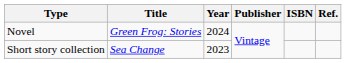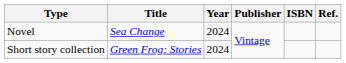(156, 31) Green Frog: Stories -> (137, 31) Sea Change
(137, 49) Sea Change -> (156, 49) Green Frog: Stories
(218, 49) 2023 -> (218, 49) 2024
